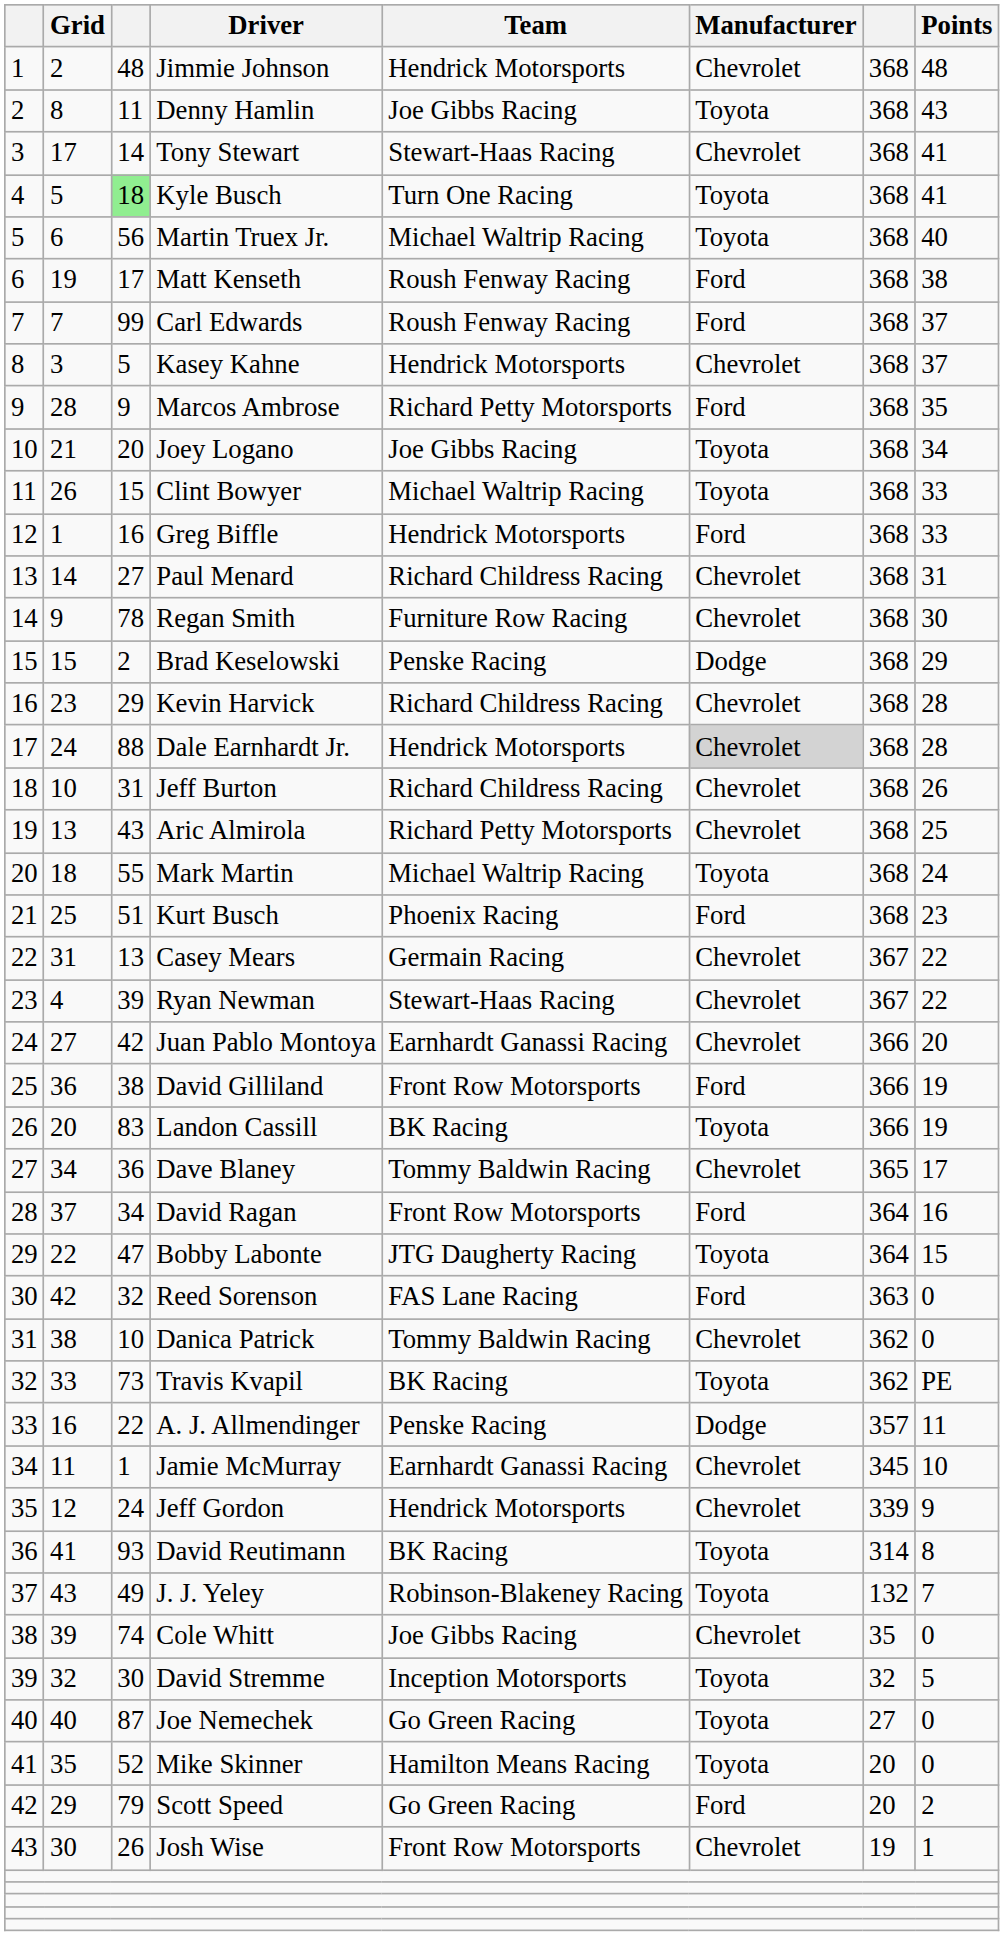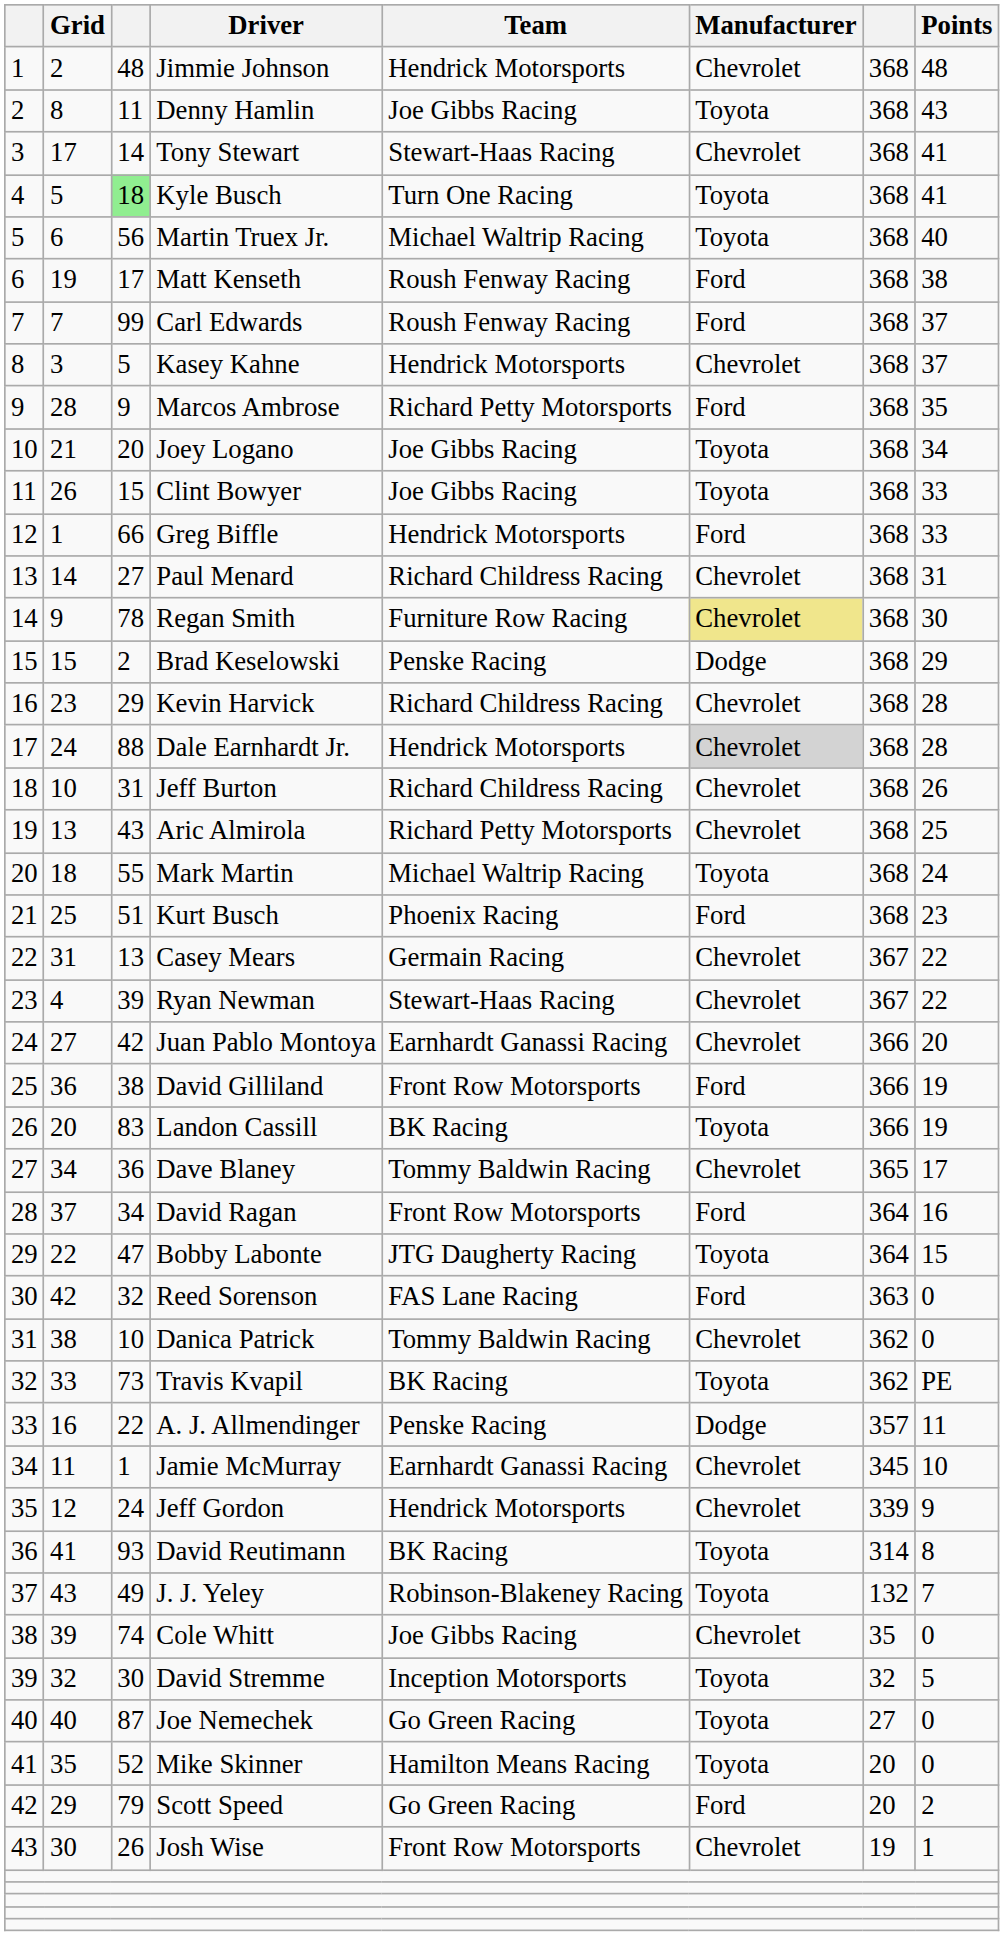(516, 491) Michael Waltrip Racing -> (483, 491) Joe Gibbs Racing
(131, 534) 16 -> (131, 534) 66
(748, 618) no background -> (748, 618) khaki background
